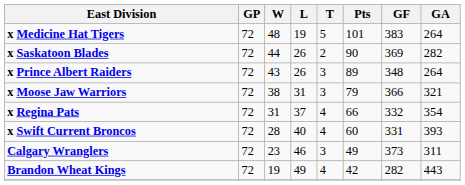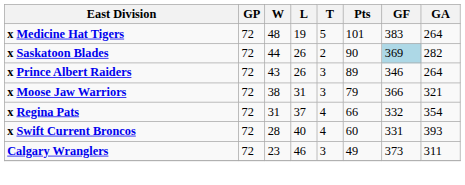(394, 53) no background -> (394, 53) lightblue background
(394, 72) 348 -> (394, 72) 346
- row: (66, 170)
